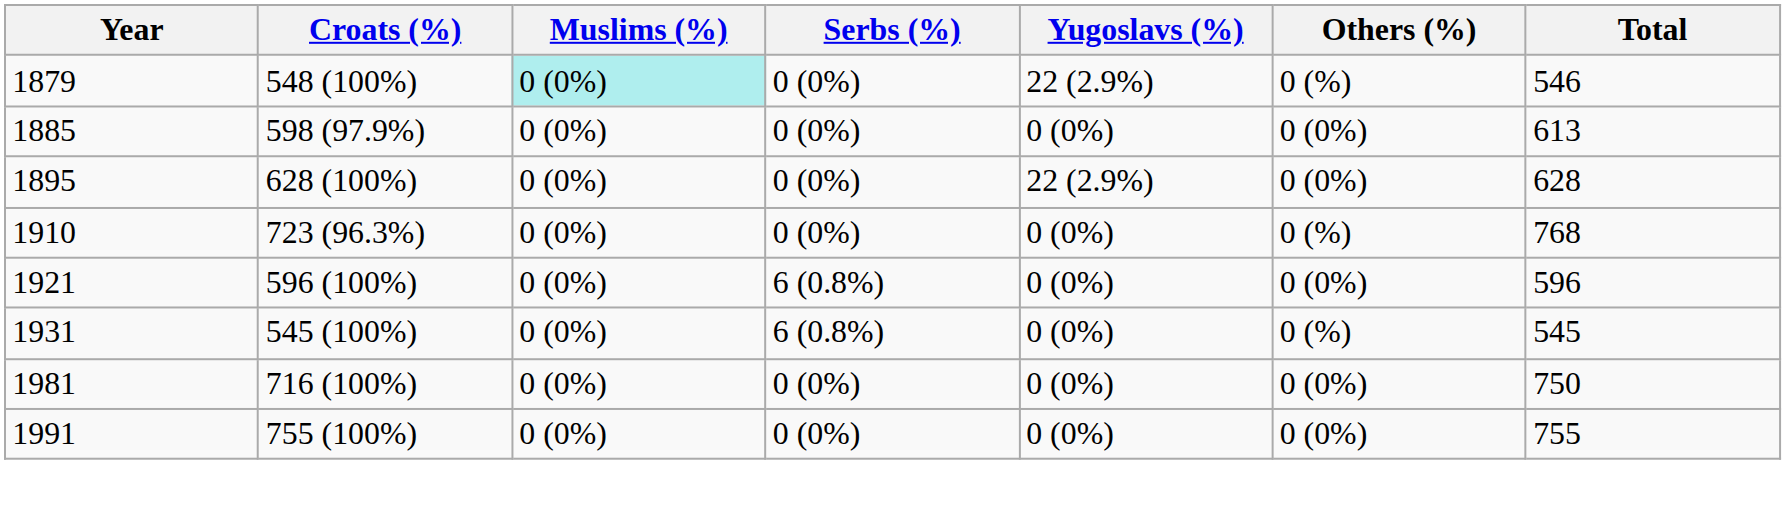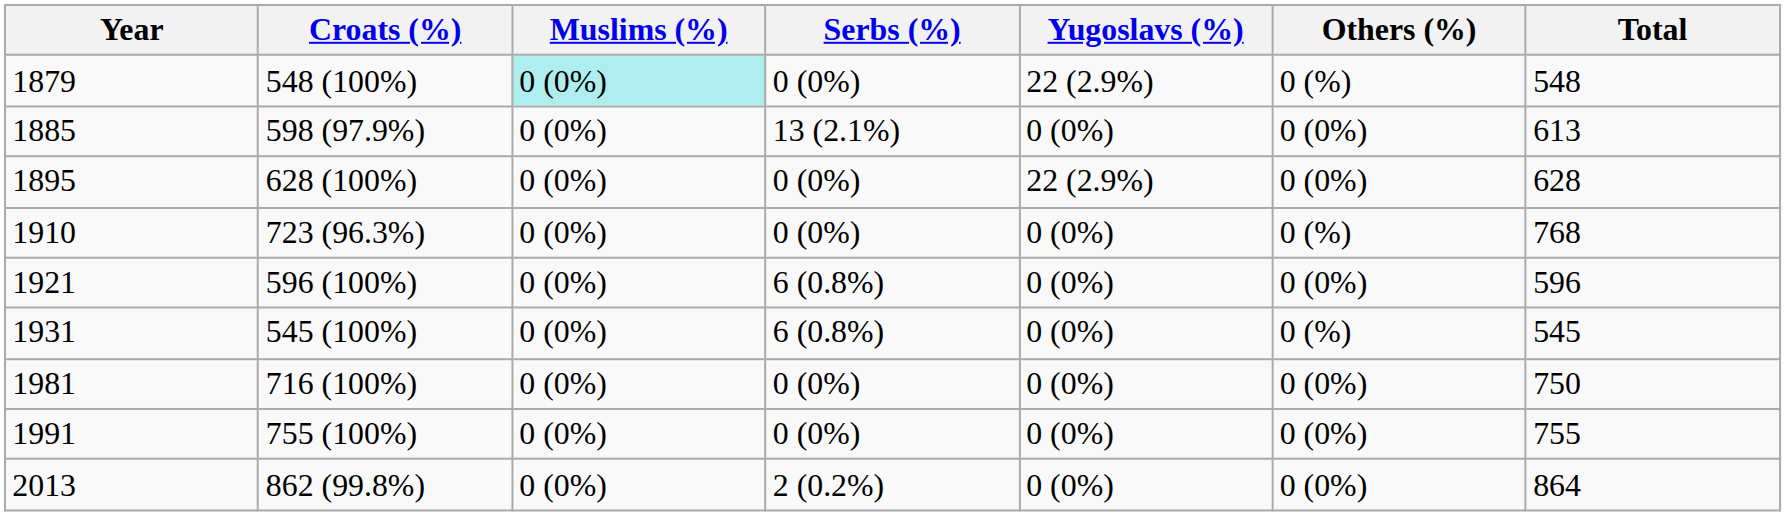(1557, 80) 546 -> (1557, 80) 548
(817, 130) 0 (0%) -> (836, 130) 13 (2.1%)
+ row: (44, 484)
